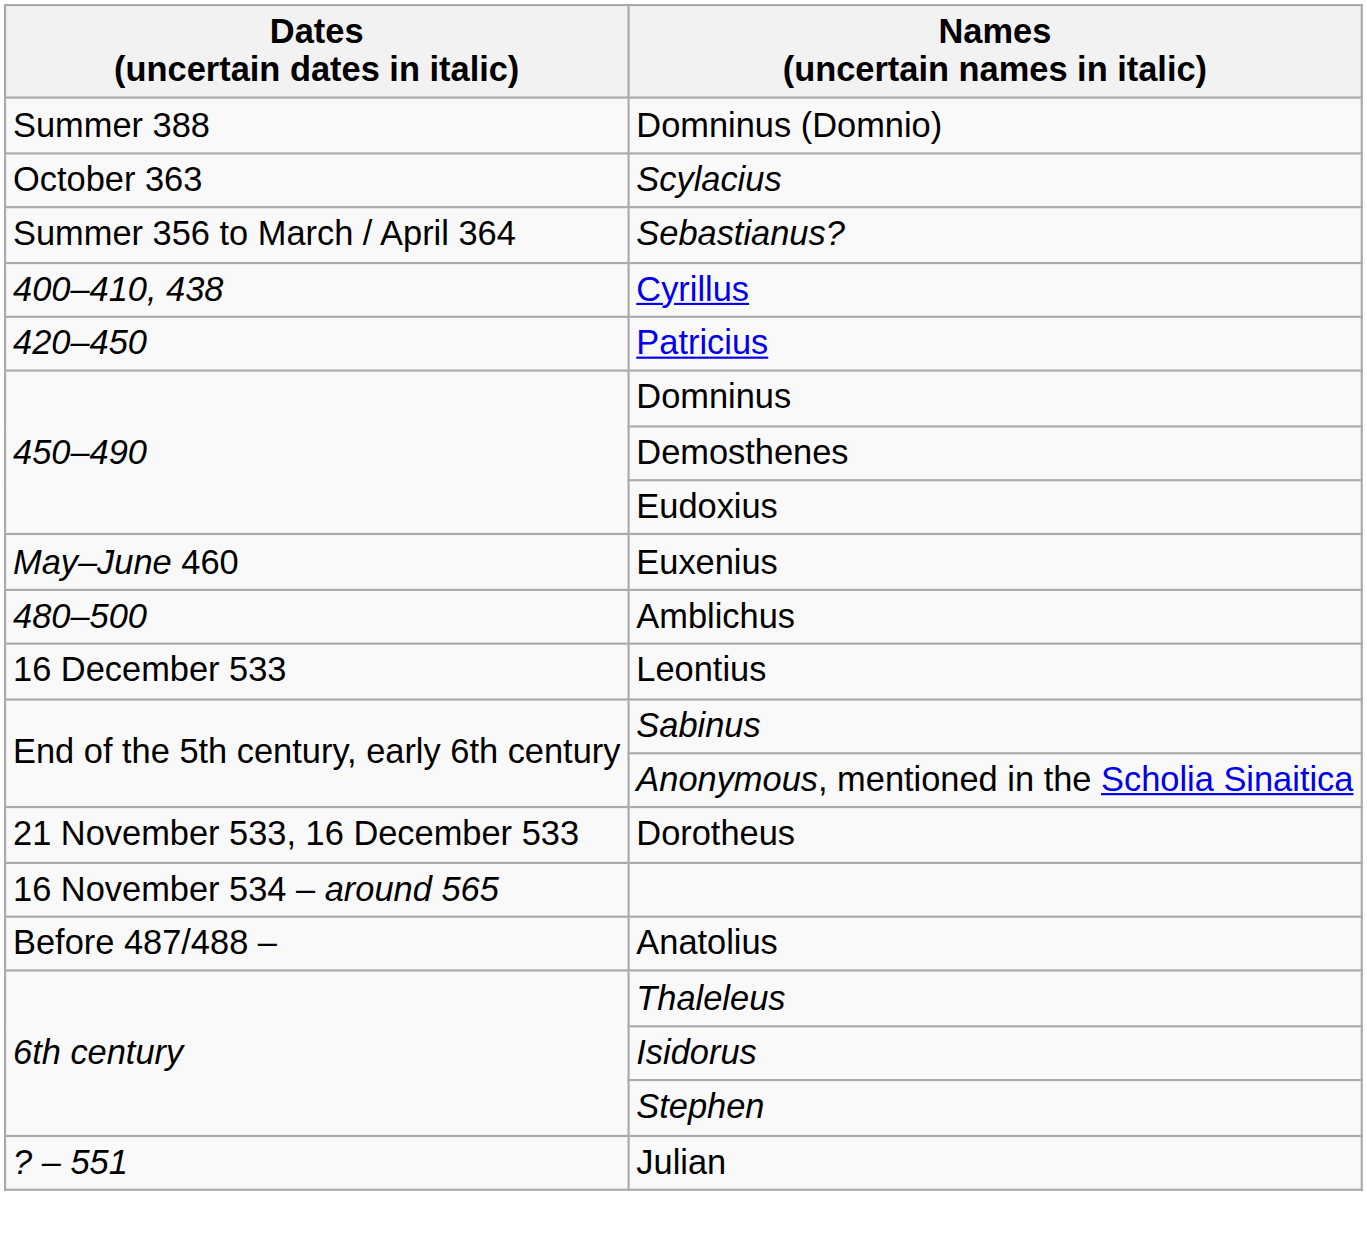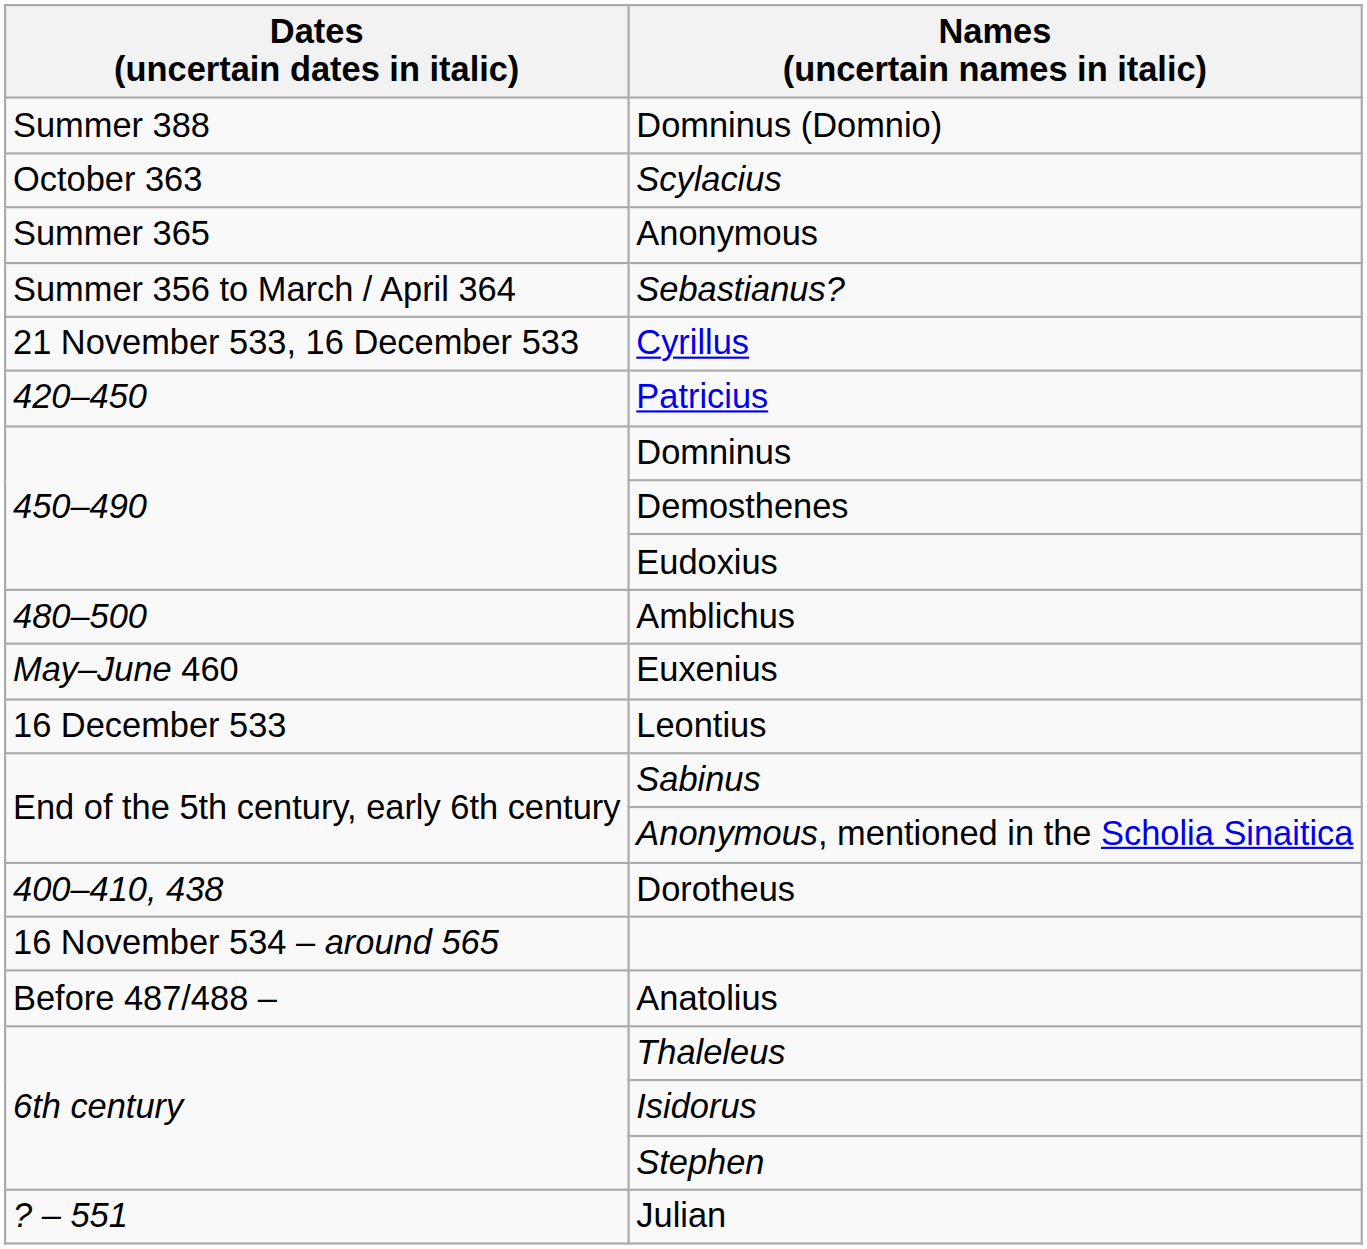+ row: (727, 234)
(118, 288) 400–410, 438 -> (296, 343) 21 November 533, 16 December 533
rows swapped: (707, 561) <-> (716, 616)
(296, 834) 21 November 533, 16 December 533 -> (118, 888) 400–410, 438
